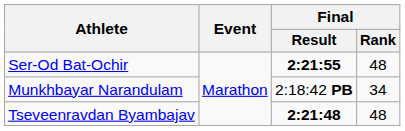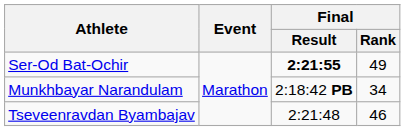(378, 65) 48 -> (378, 65) 49
(314, 114) bold -> (314, 114) normal
(378, 114) 48 -> (378, 114) 46
